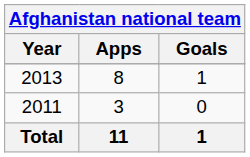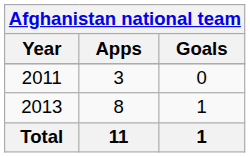rows swapped: (42, 107) <-> (42, 78)
